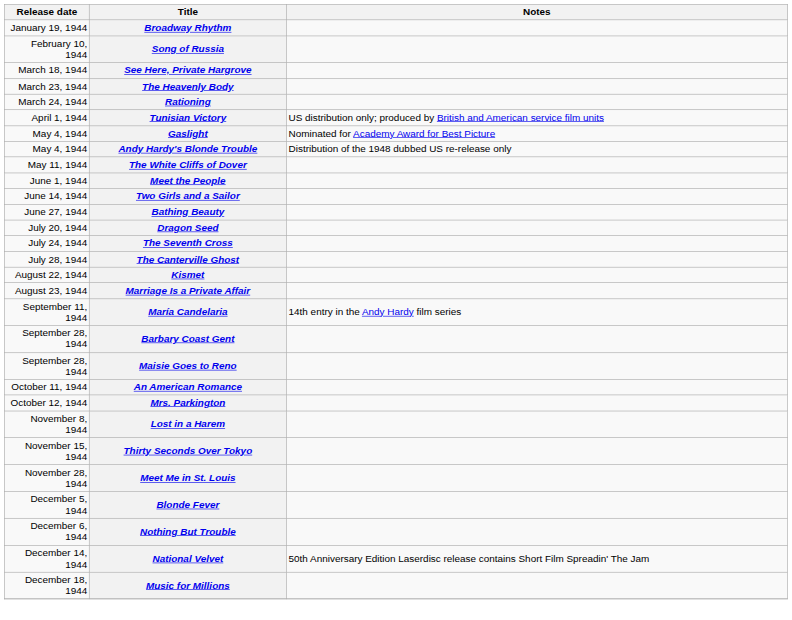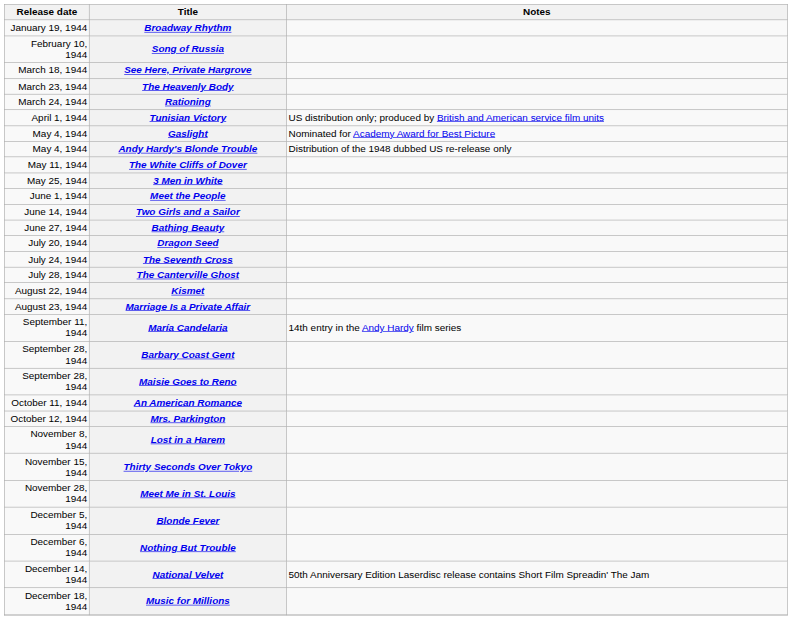+ row: (188, 180)
